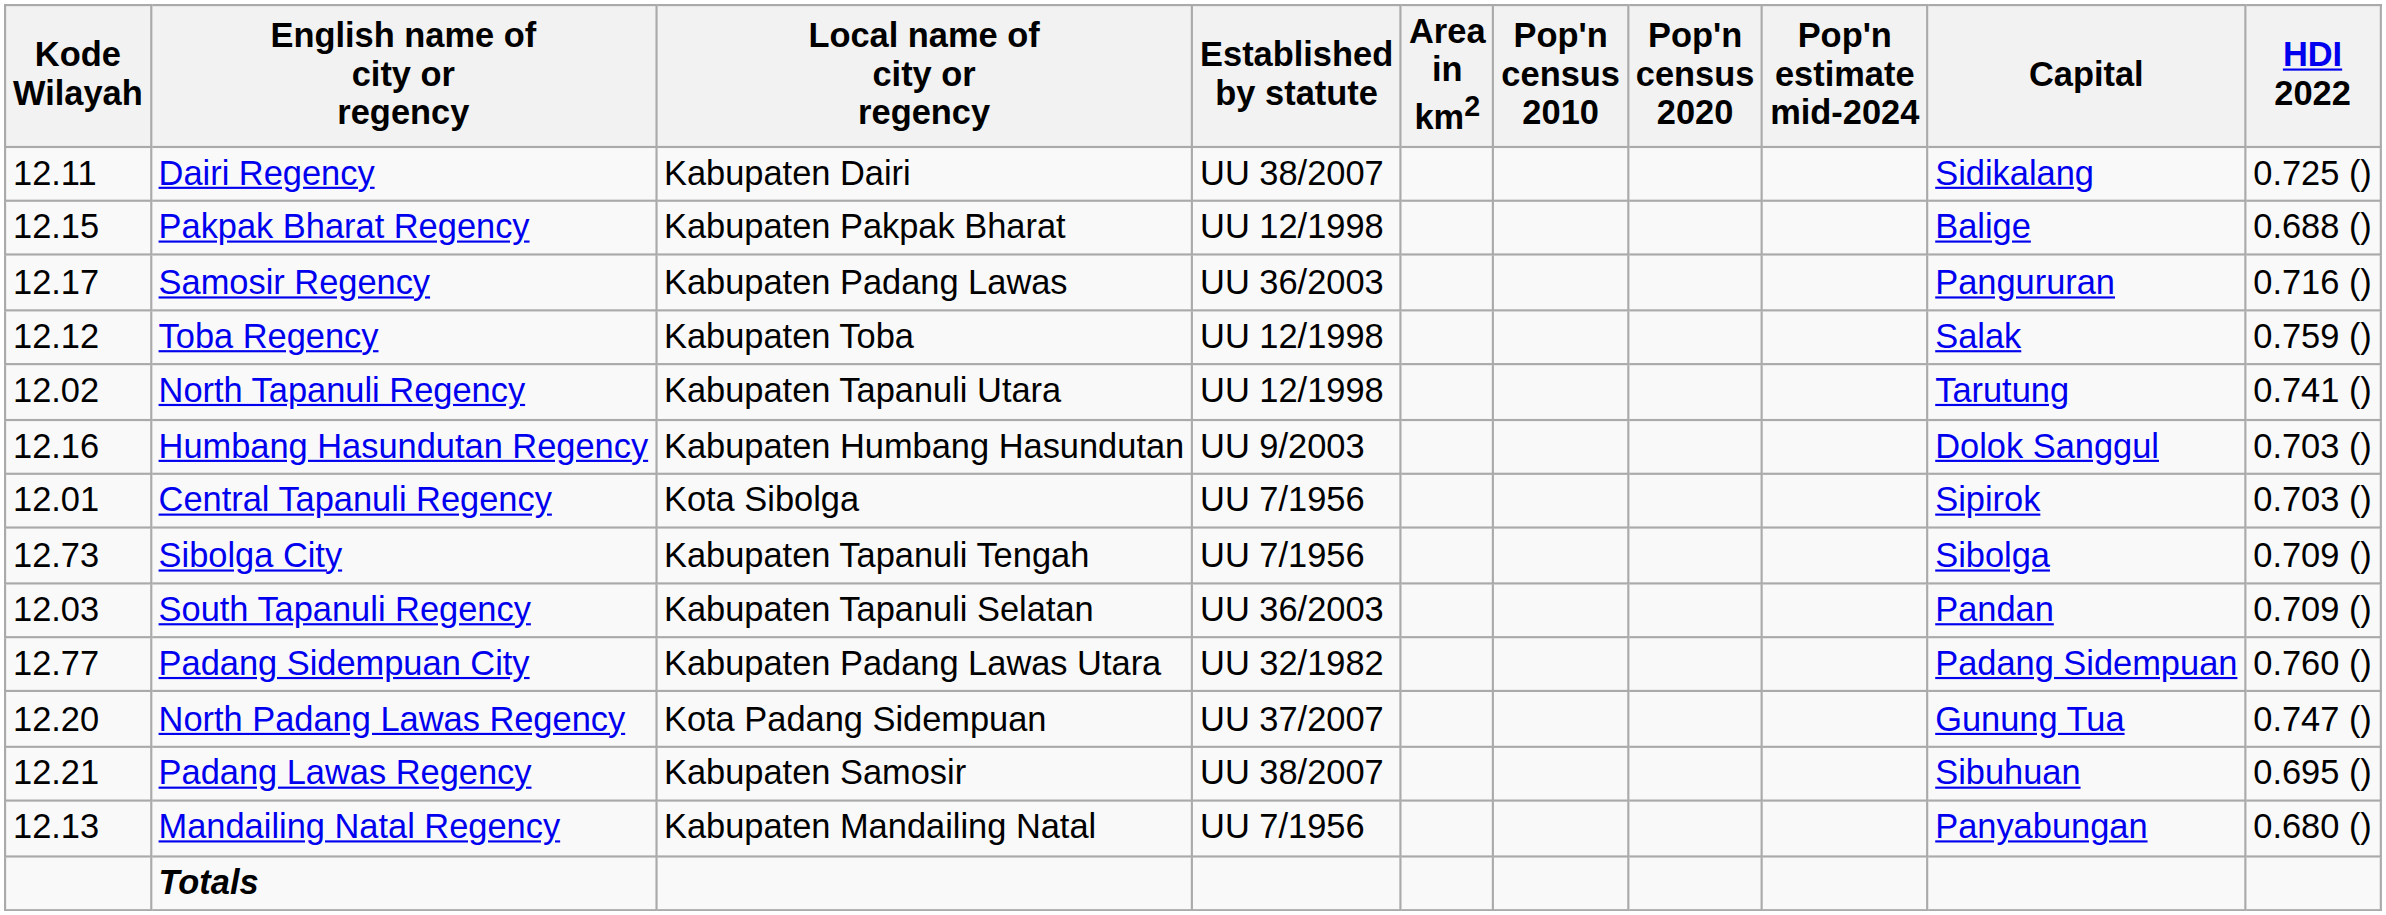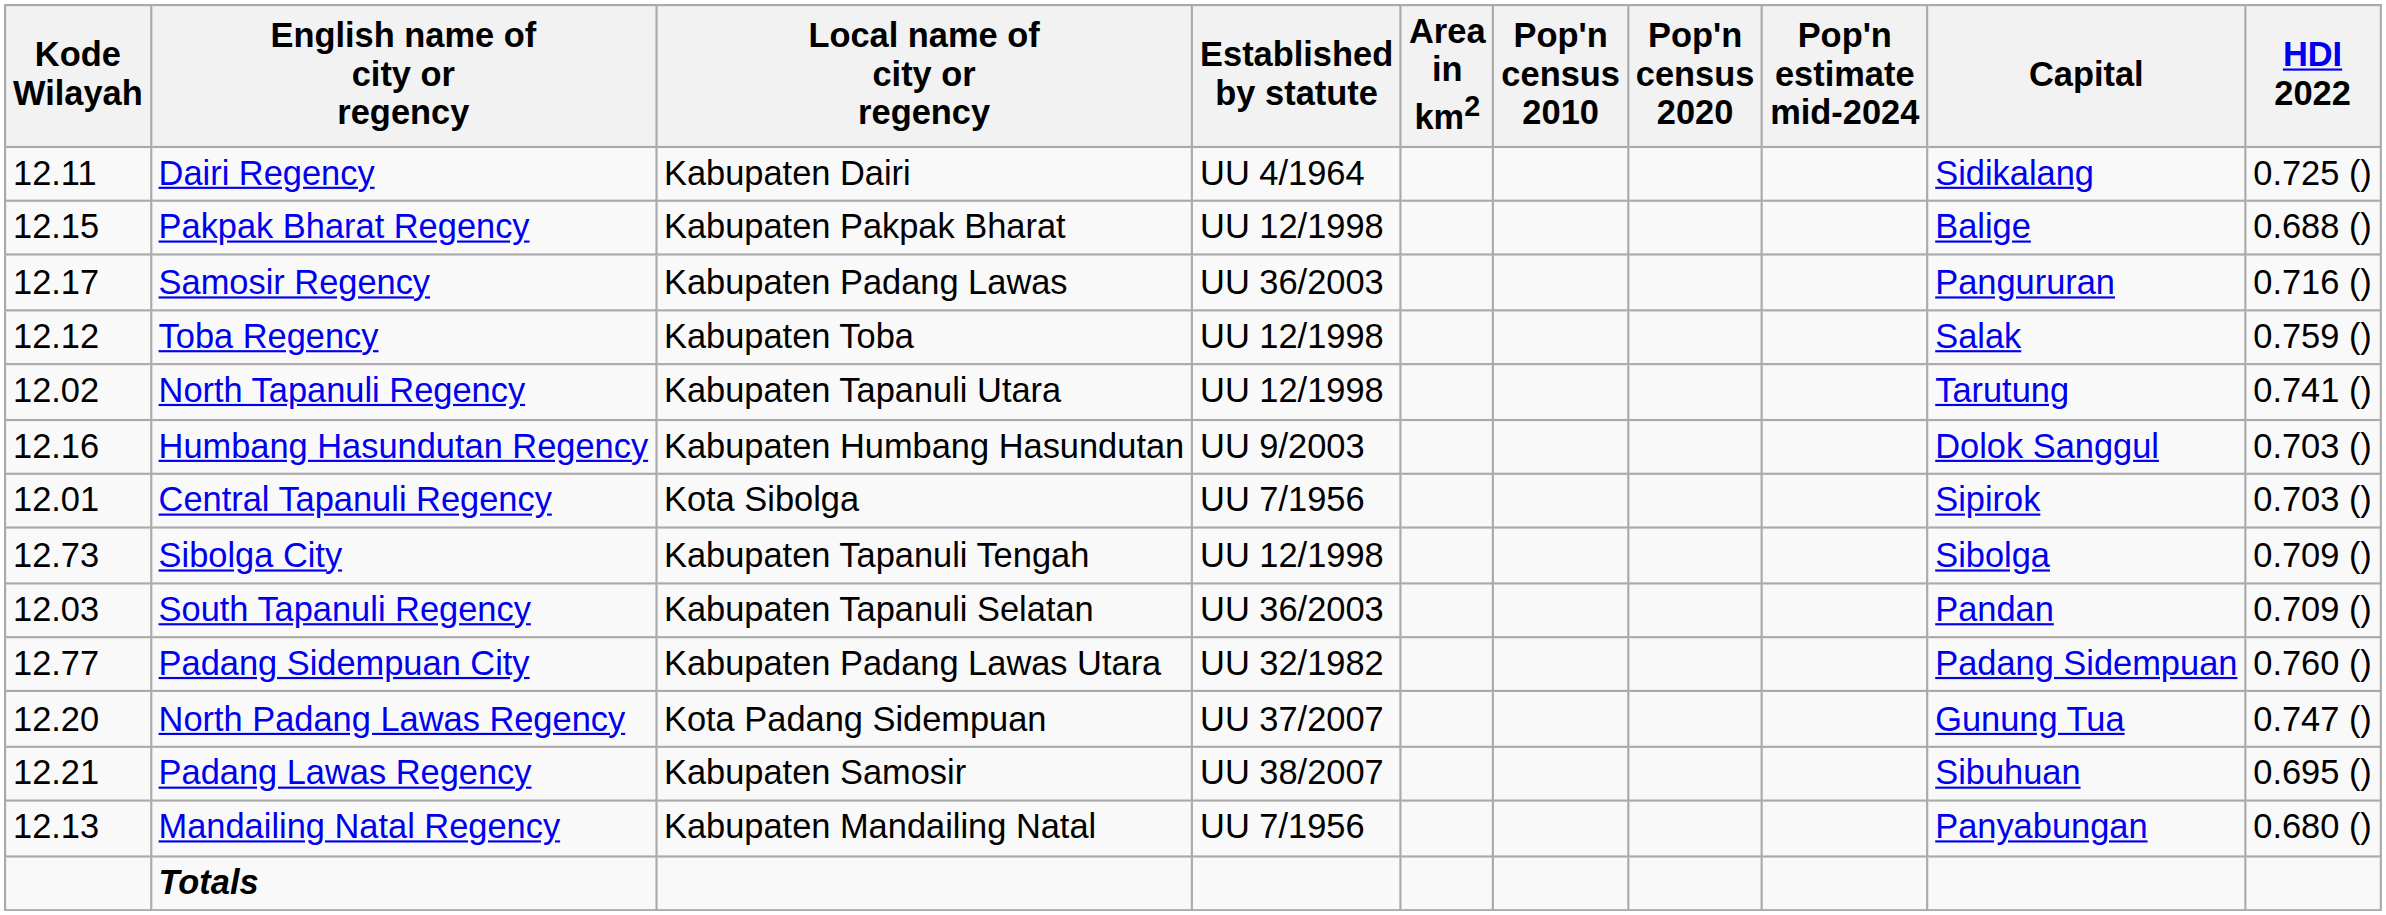(1292, 173) UU 38/2007 -> (1282, 173) UU 4/1964
(1282, 554) UU 7/1956 -> (1292, 554) UU 12/1998
